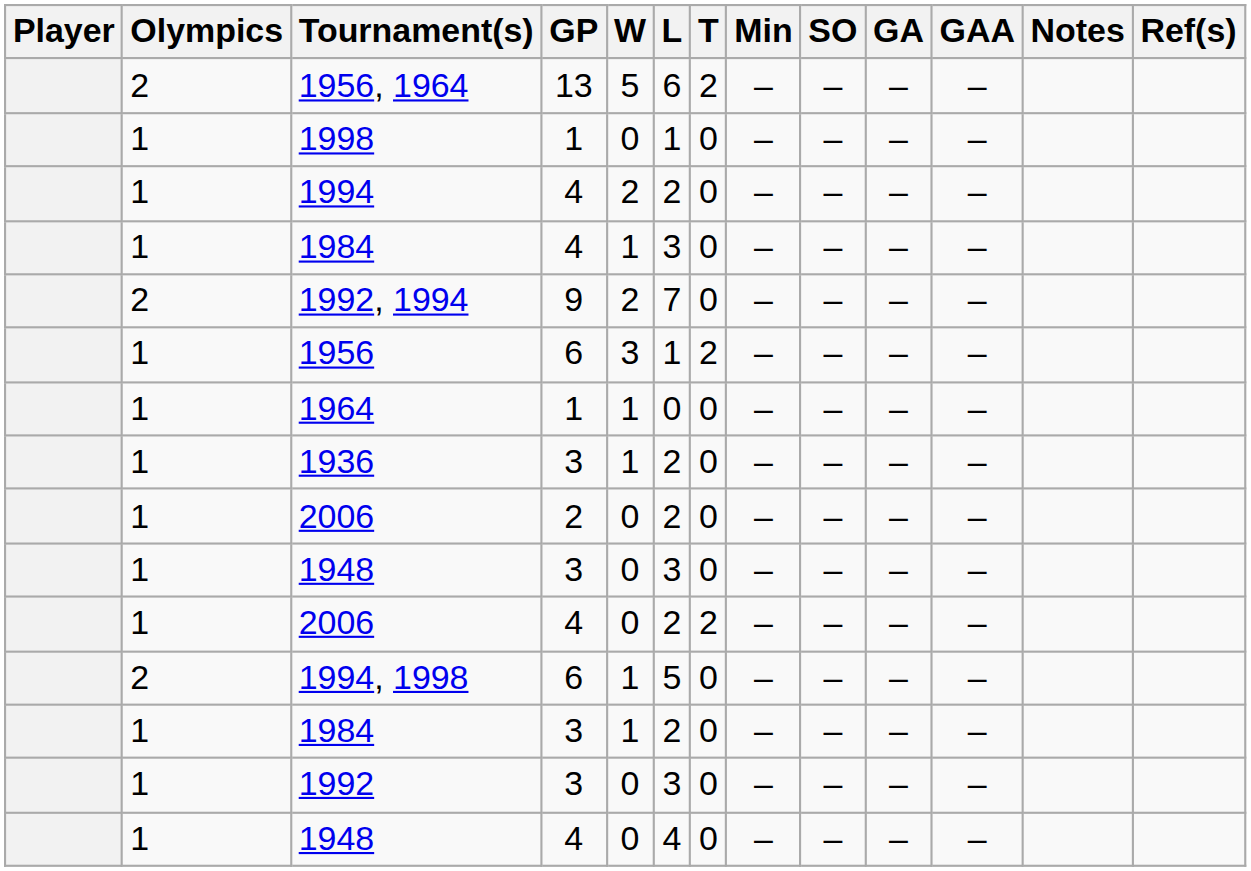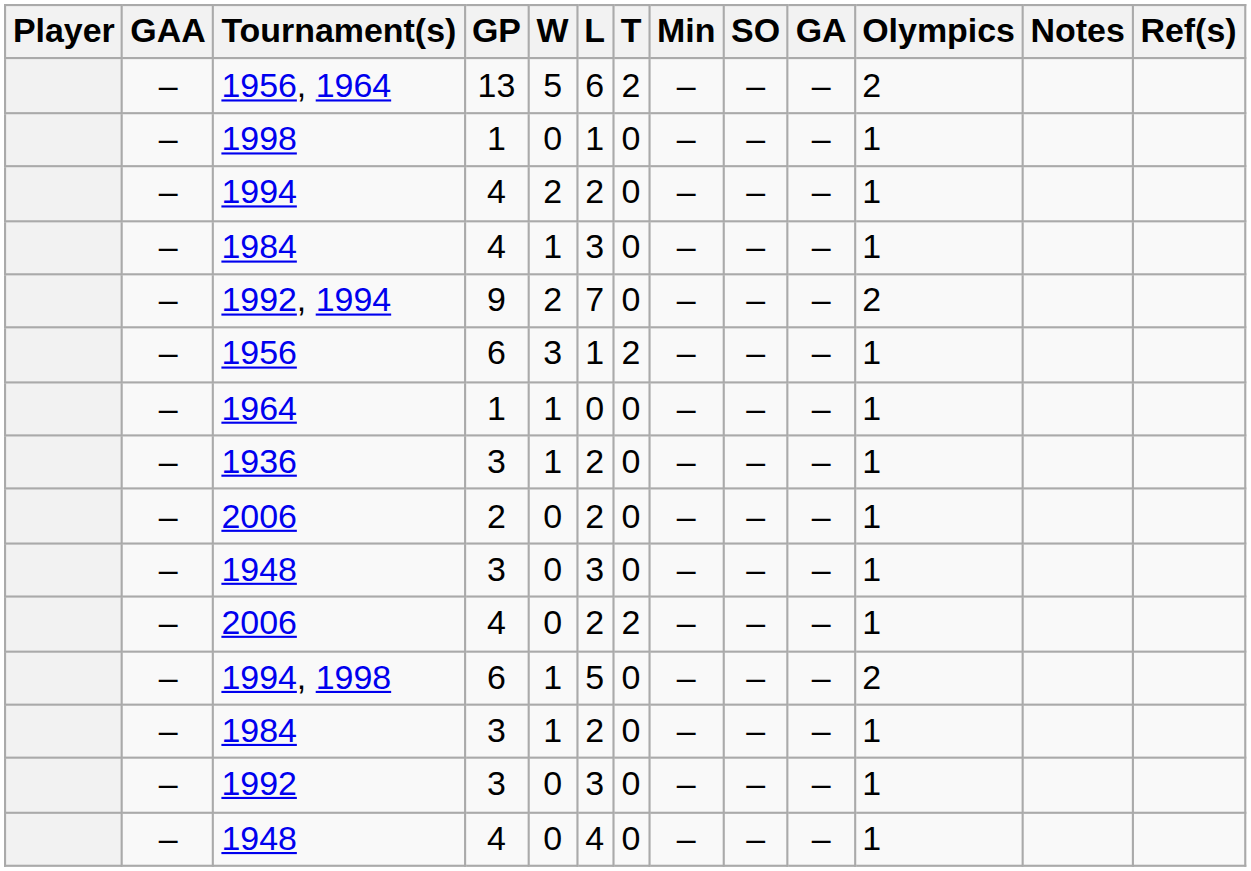columns swapped: (207, 31) <-> (977, 31)
